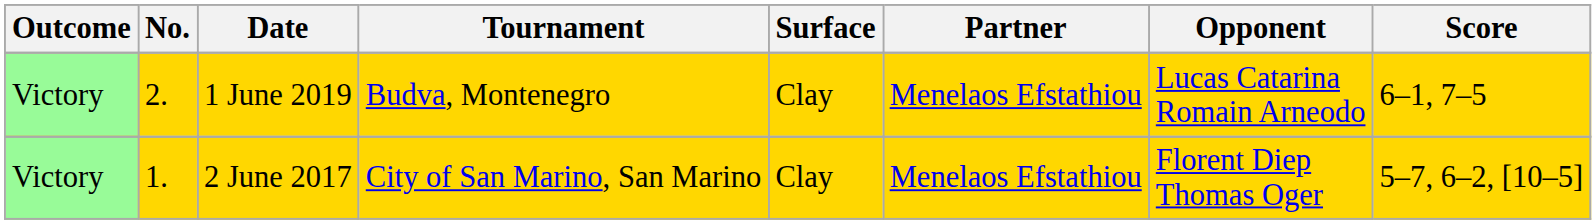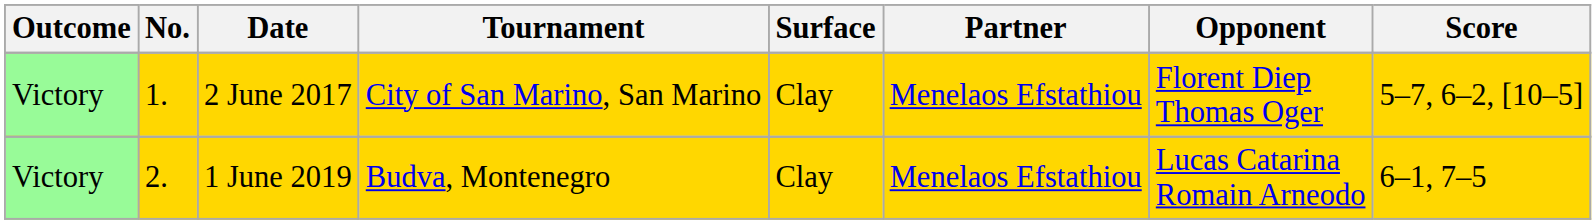rows swapped: (278, 177) <-> (278, 94)
